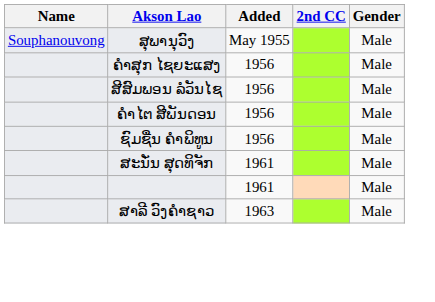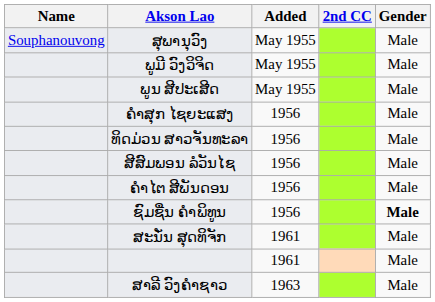+ row: (180, 65)
+ row: (180, 89)
+ row: (180, 138)
(377, 138) normal -> (403, 212) bold
